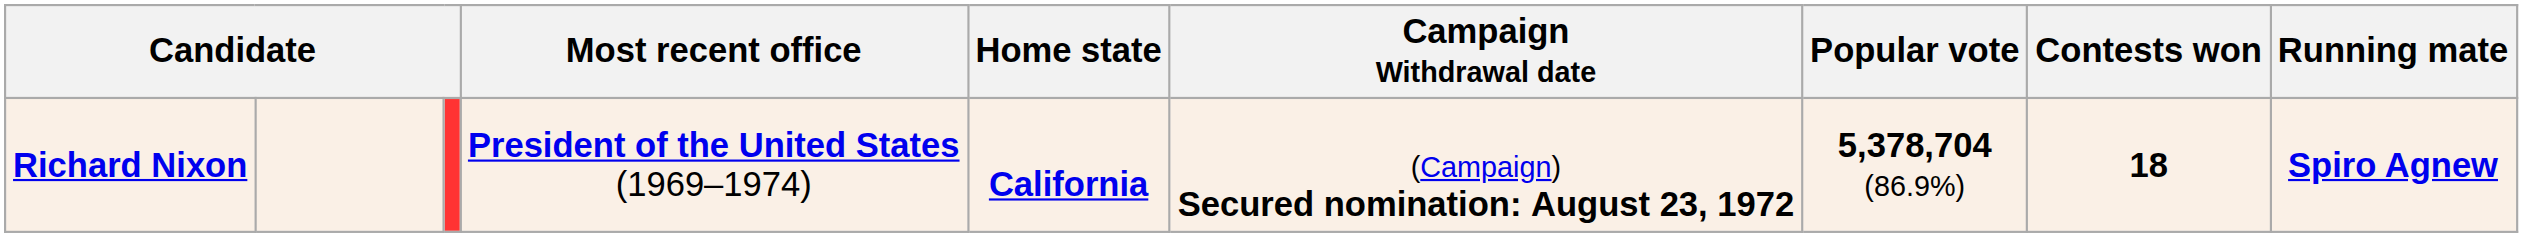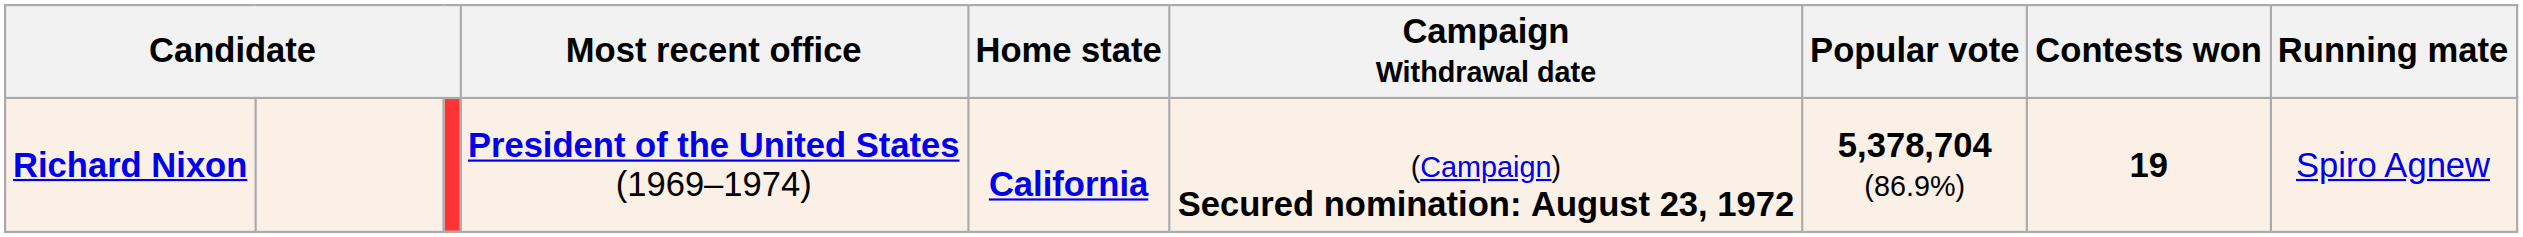(2149, 164) 18 -> (2149, 164) 19
(2393, 164) bold -> (2393, 164) normal
